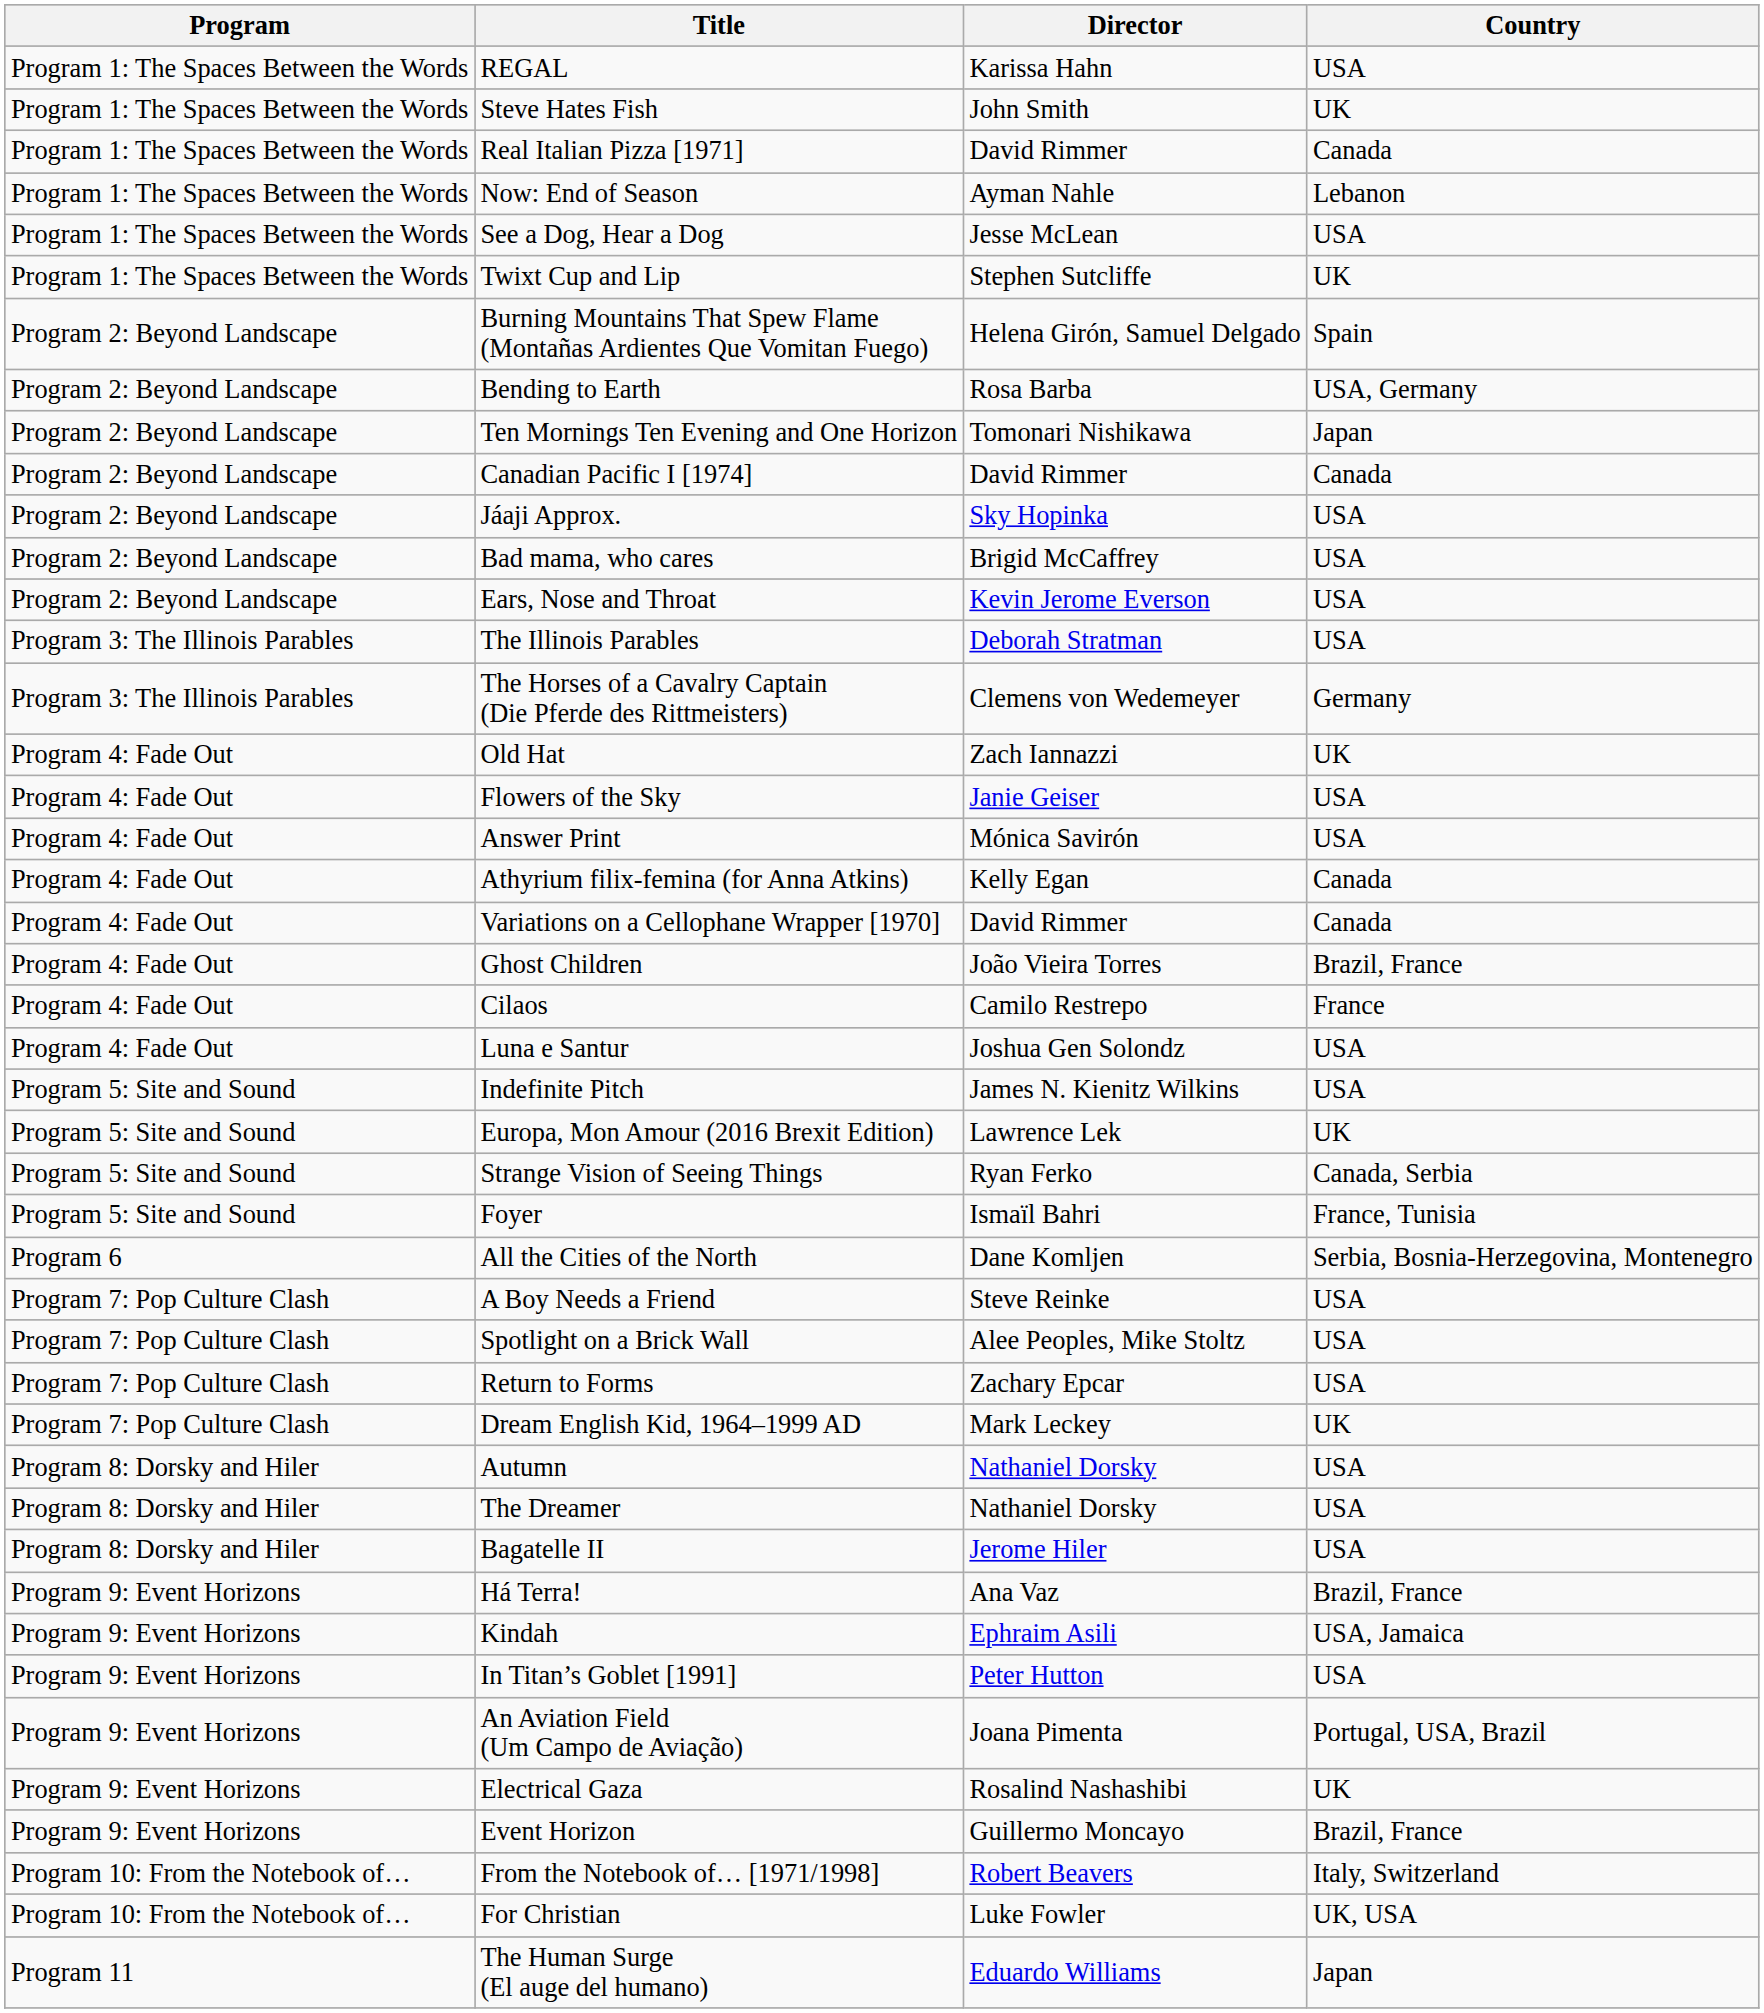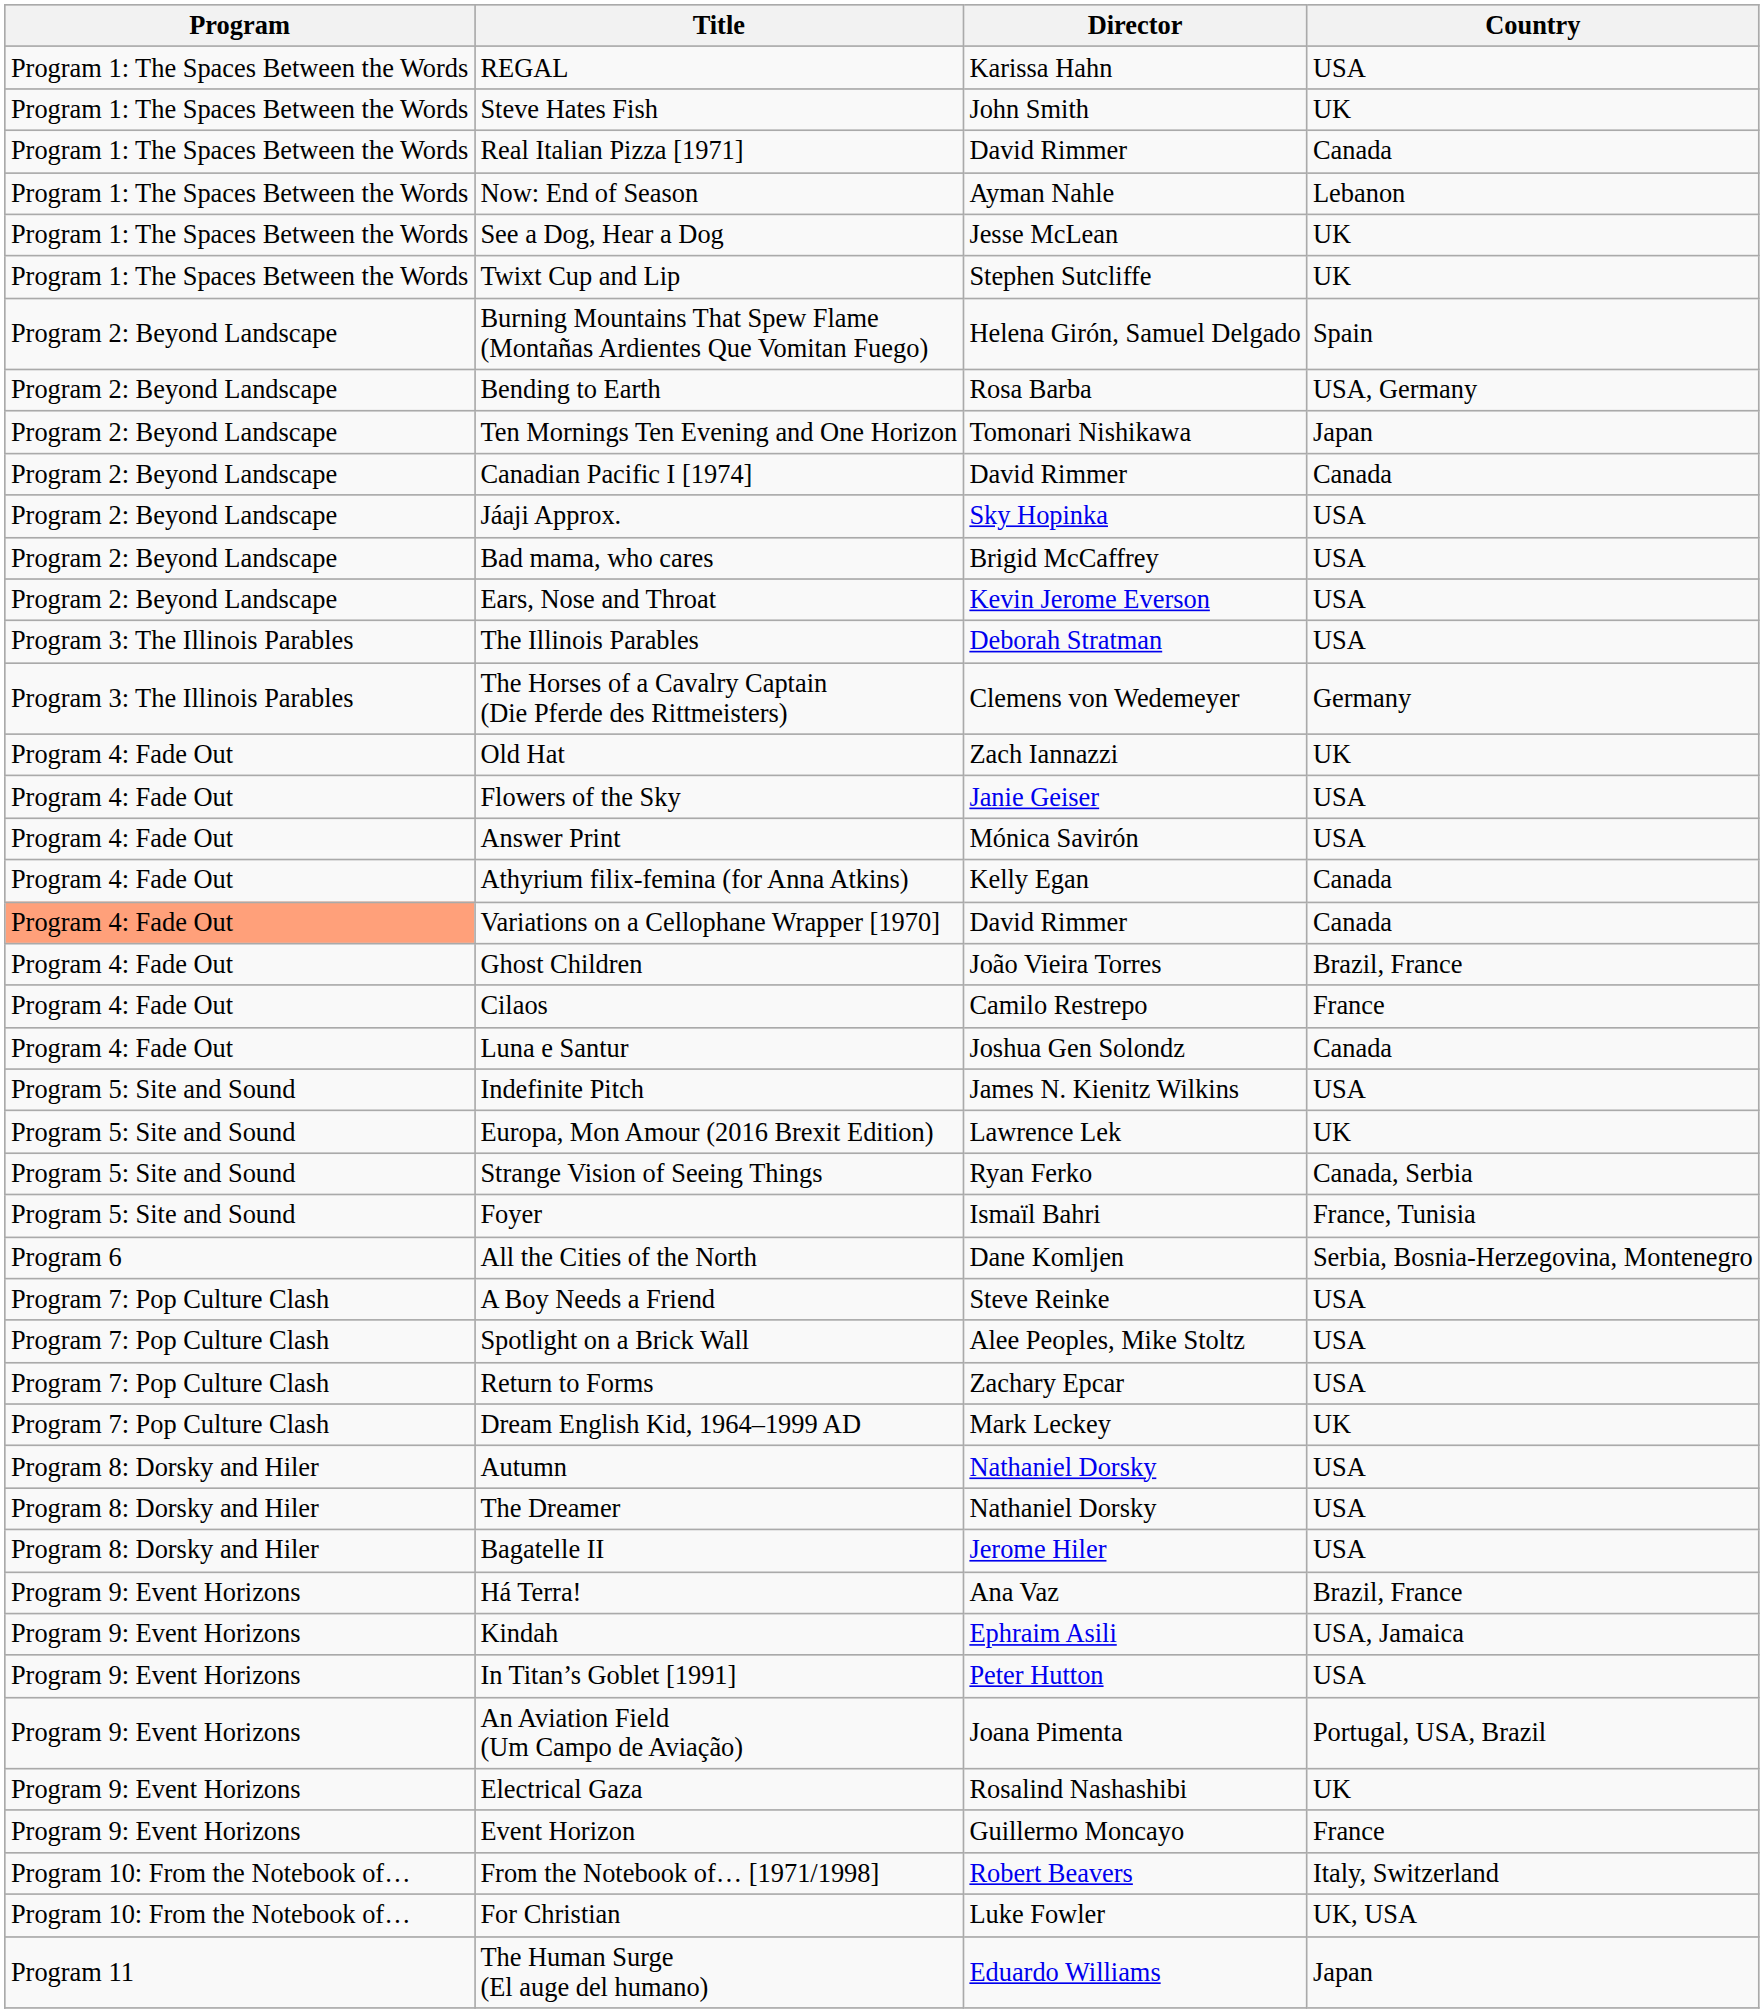(1339, 234) USA -> (1332, 234) UK
(122, 922) no background -> (122, 922) lightsalmon background
(1339, 1047) USA -> (1353, 1047) Canada
(1388, 1831) Brazil, France -> (1349, 1831) France
